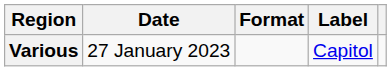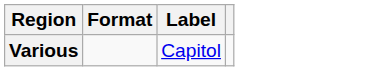- column: (159, 19)
